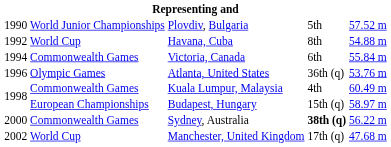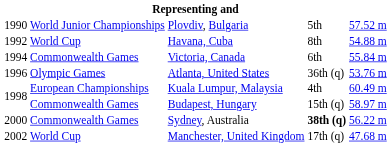(84, 88) Commonwealth Games -> (89, 88) European Championships
(89, 104) European Championships -> (84, 104) Commonwealth Games
